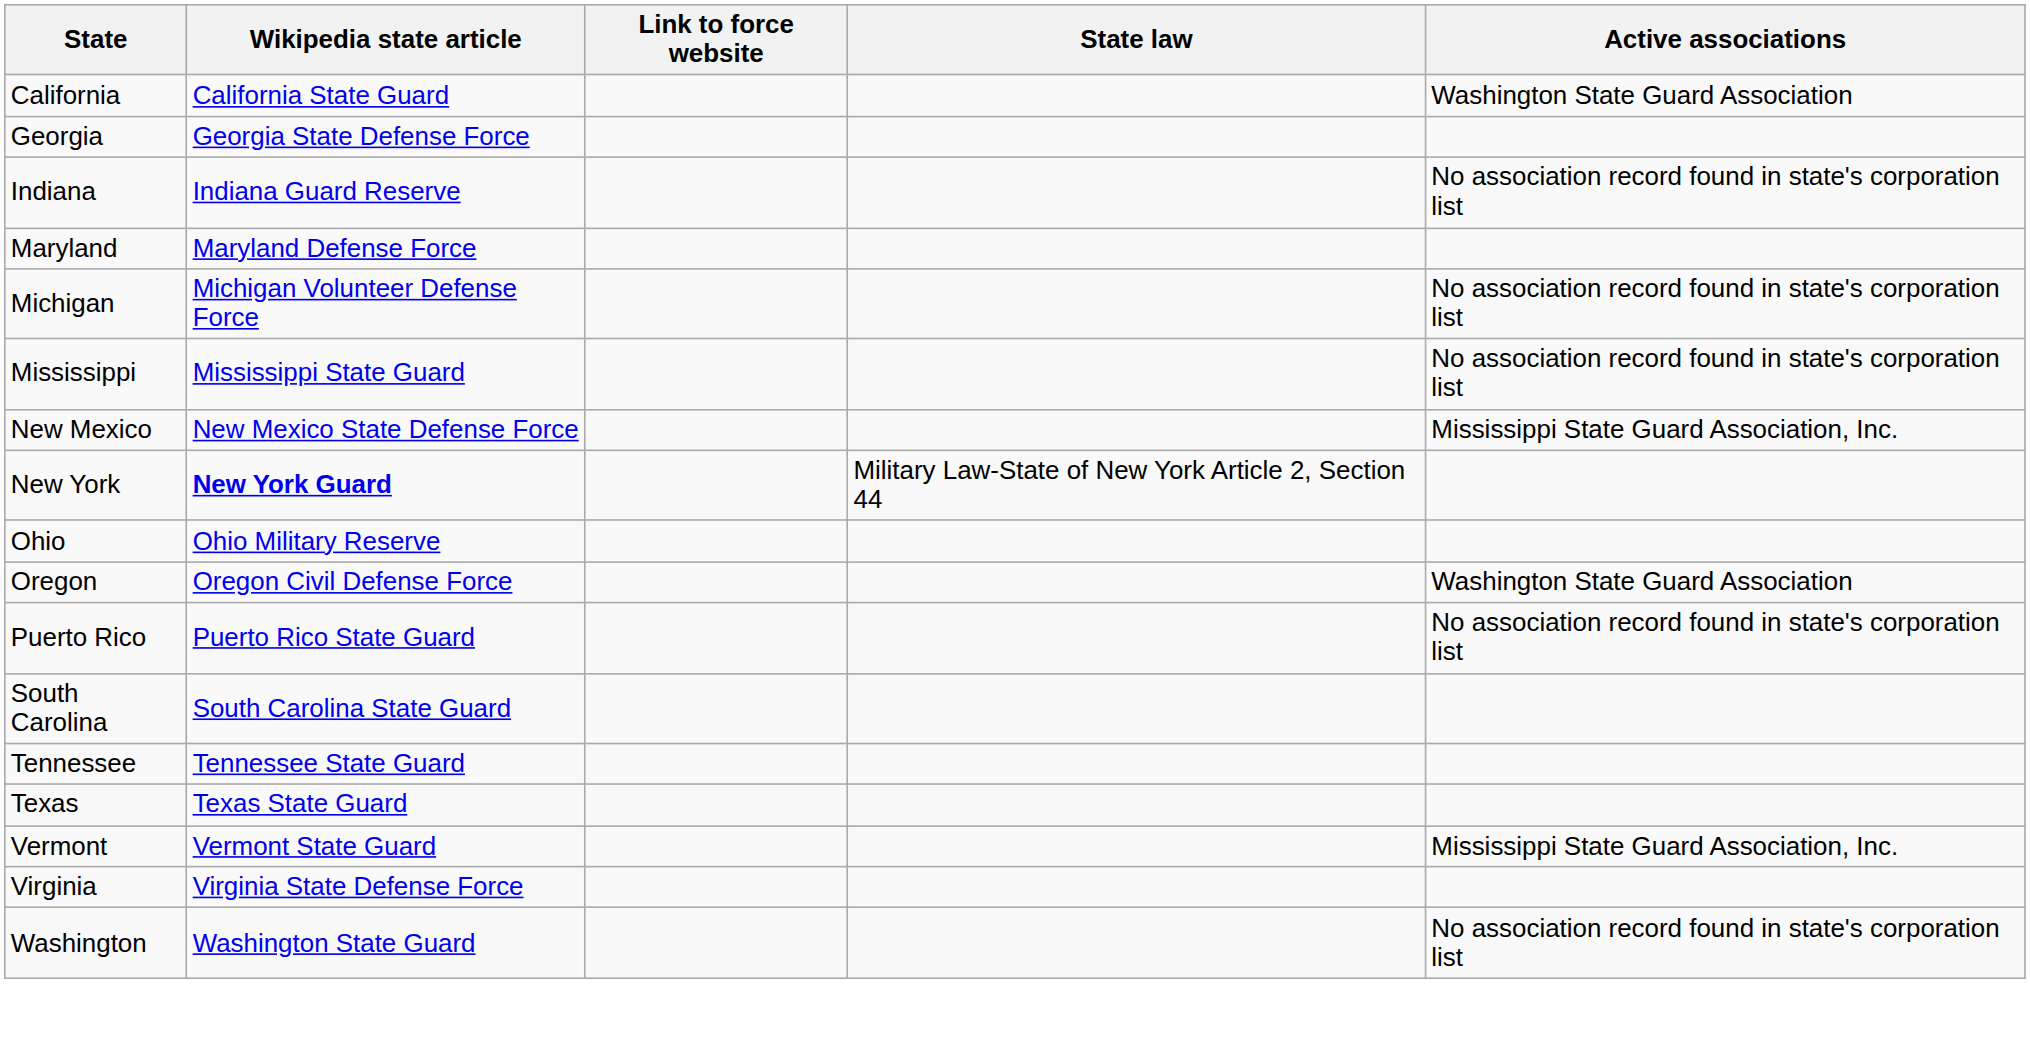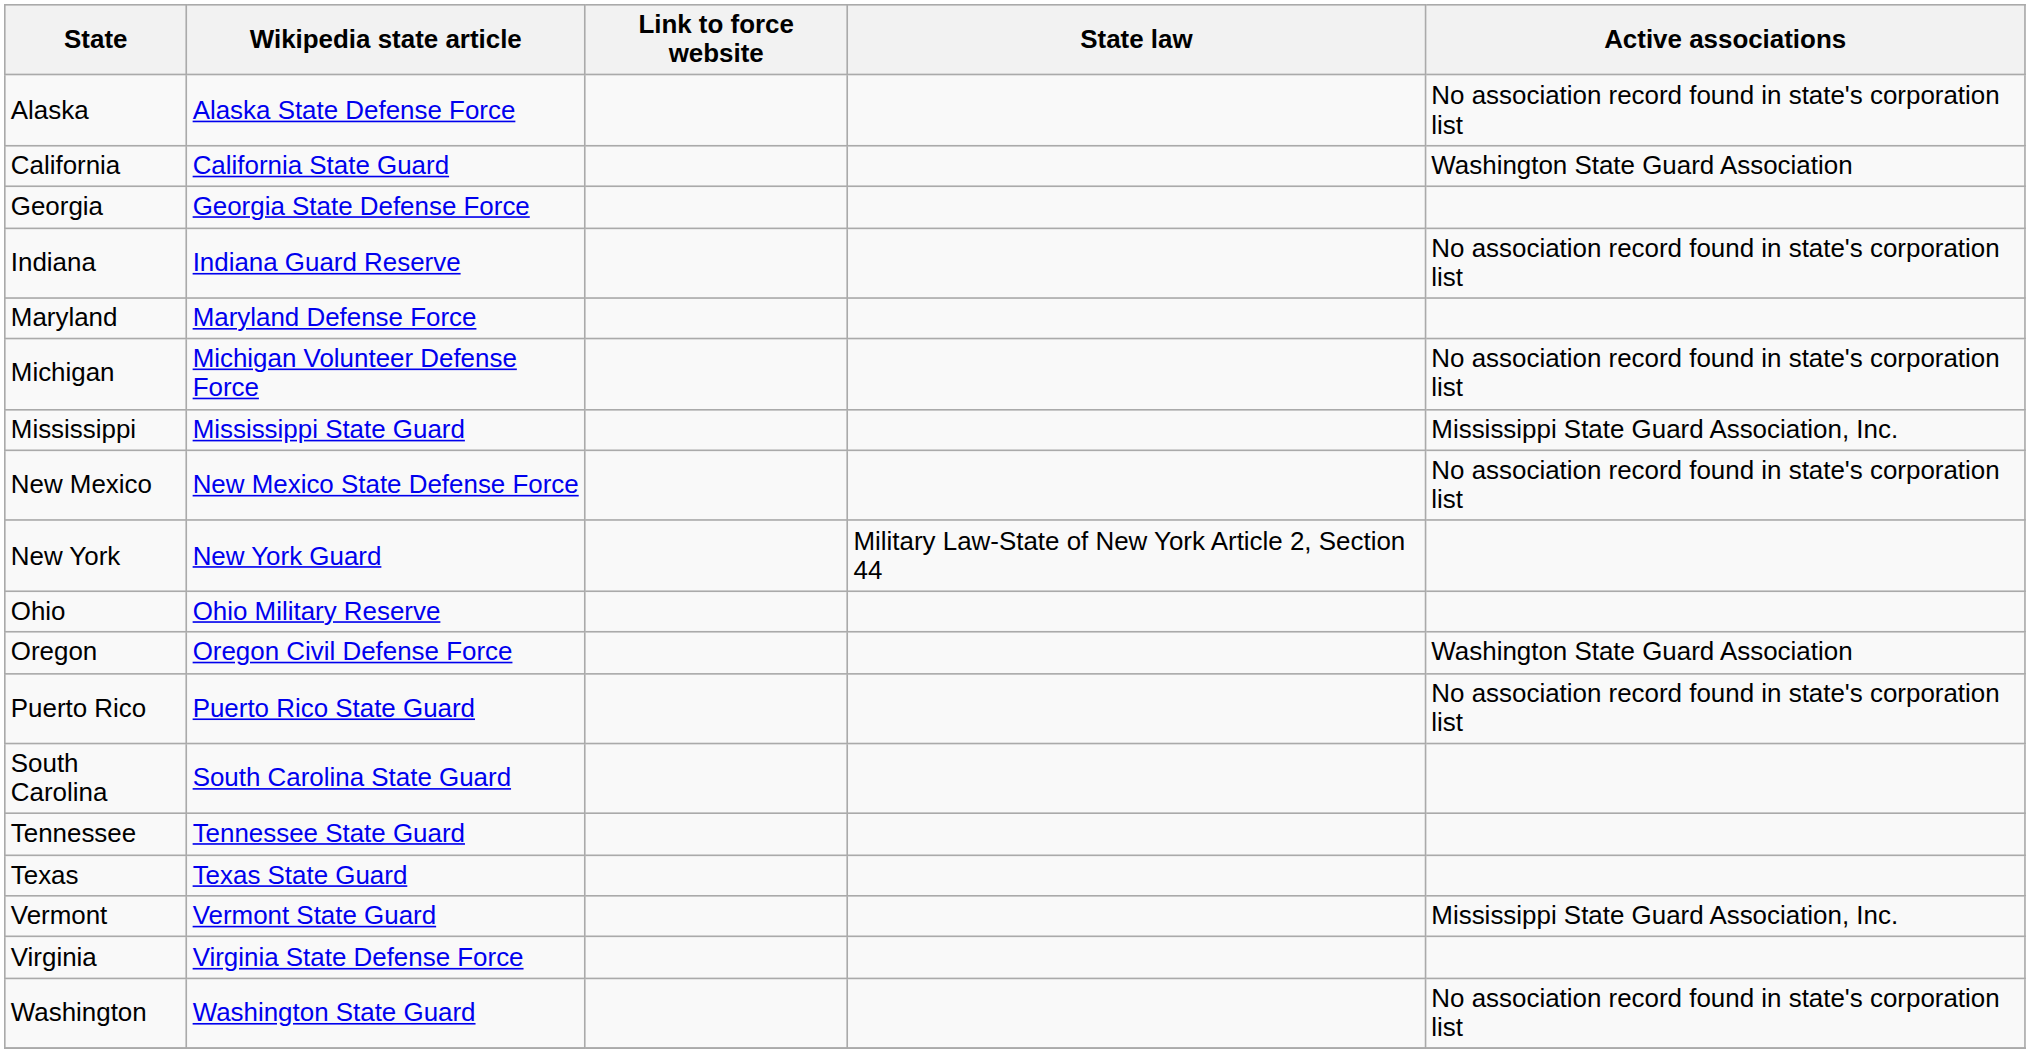+ row: (50, 109)
(1716, 373) No association record found in state's corporation list -> (1665, 429) Mississippi State Guard Association, Inc.
(1665, 429) Mississippi State Guard Association, Inc. -> (1716, 485) No association record found in state's corporation list
(292, 485) bold -> (287, 555) normal
